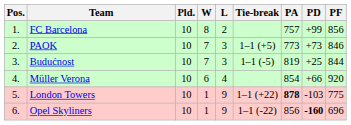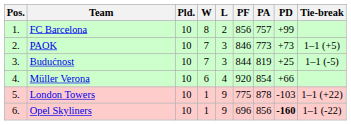columns swapped: (336, 12) <-> (257, 12)
(292, 95) bold -> (264, 95) normal
